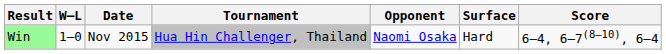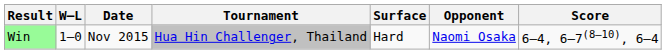columns swapped: (489, 15) <-> (415, 15)
